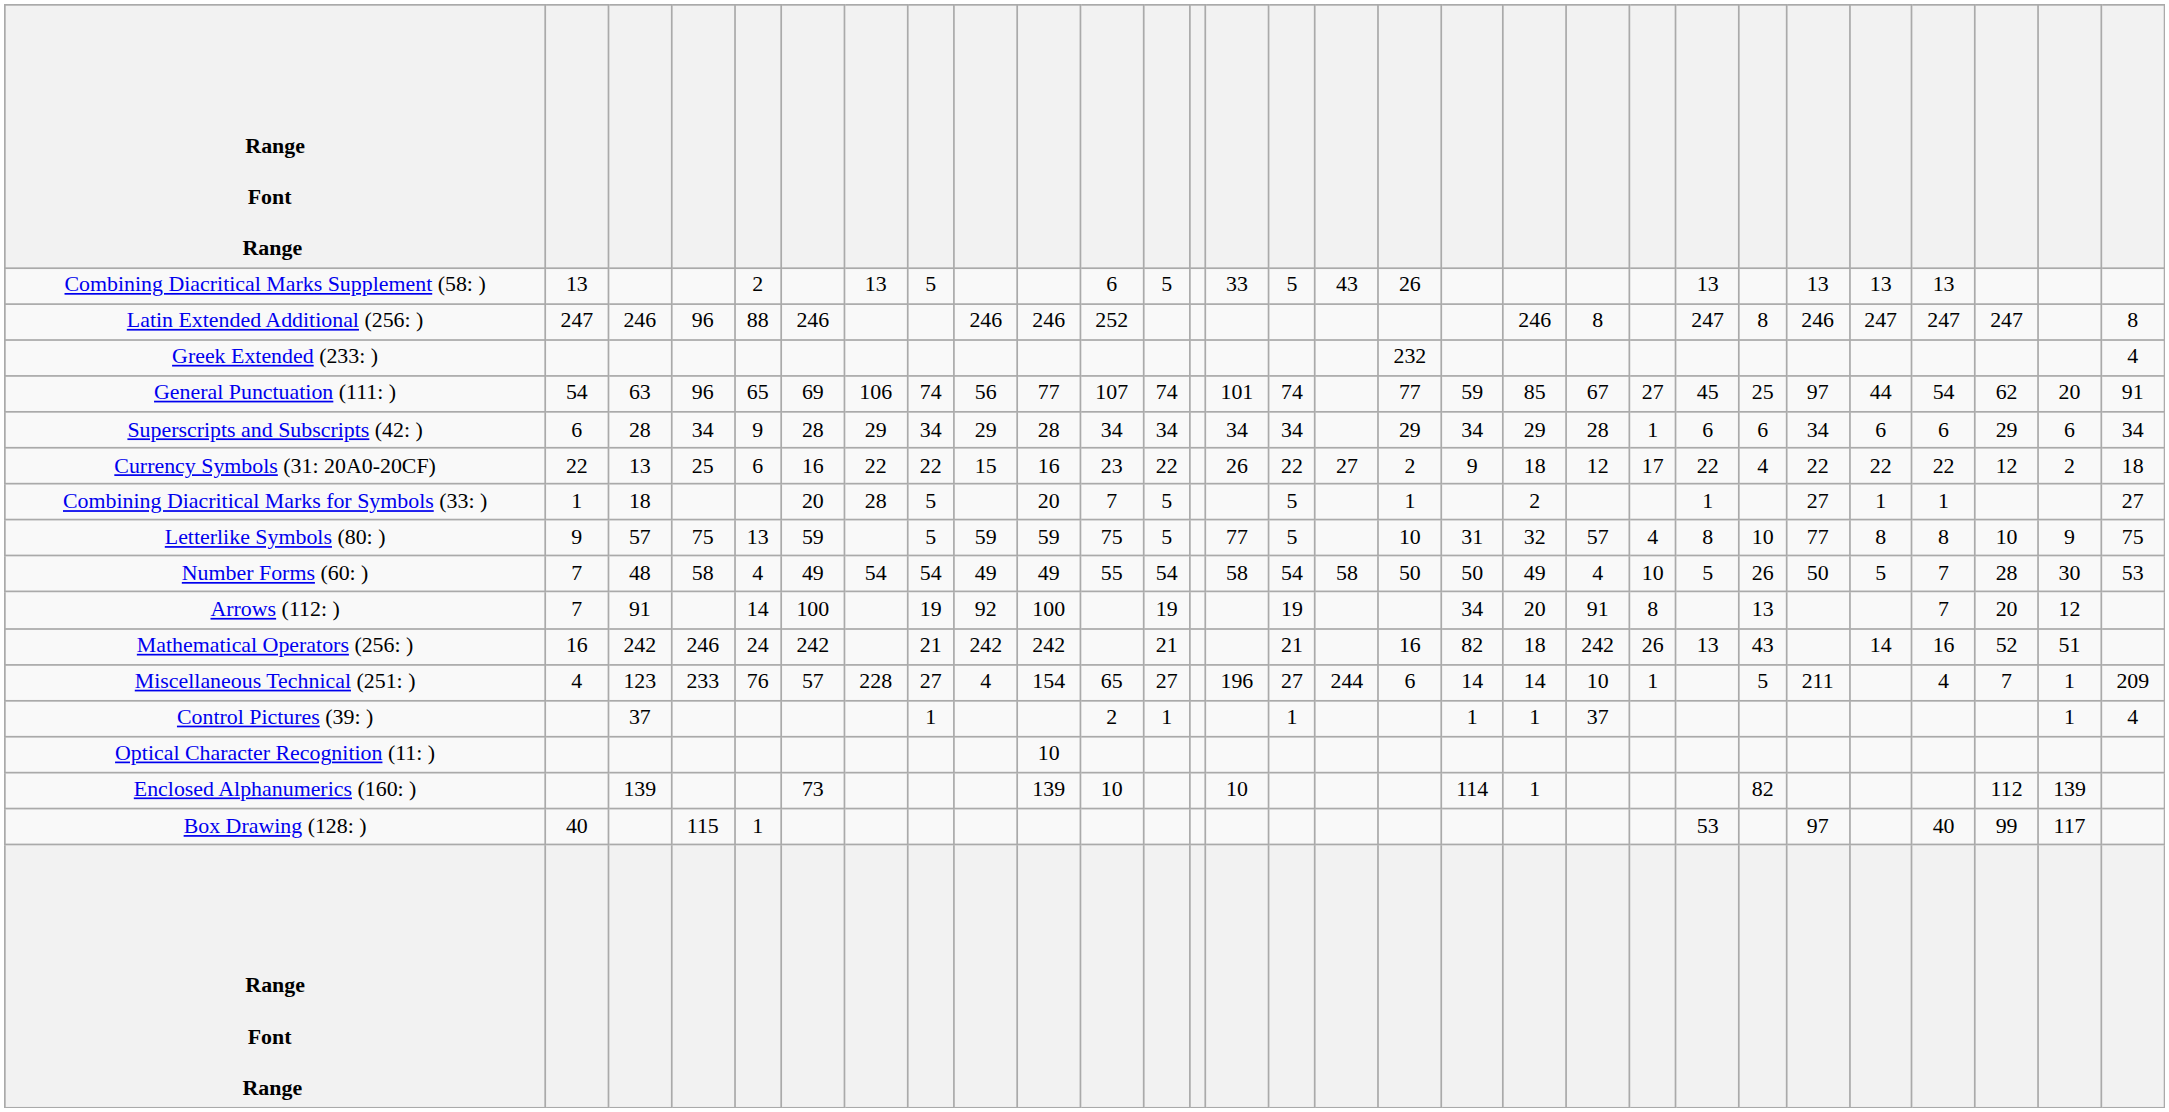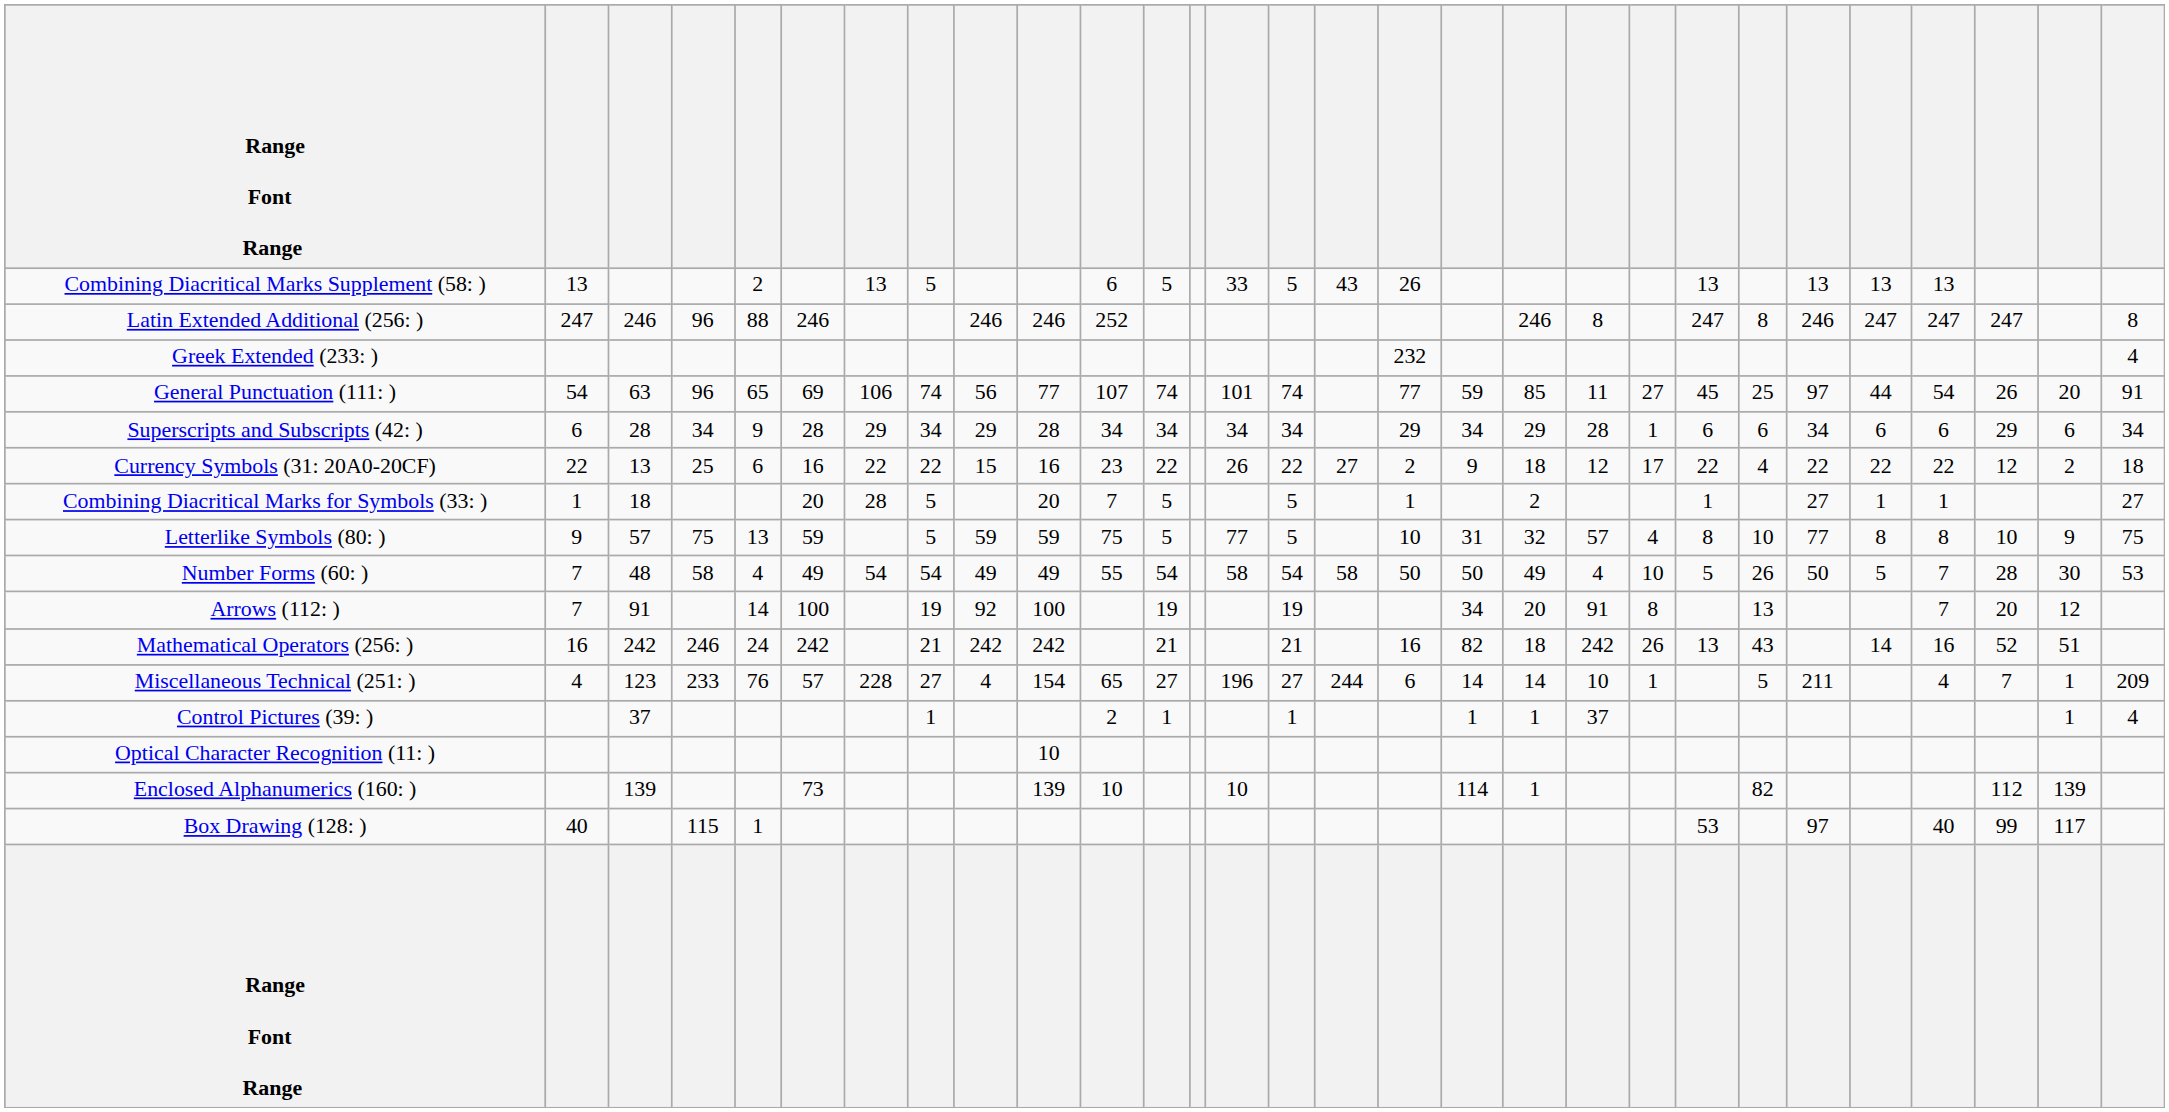(1598, 393) 67 -> (1598, 393) 11
(2007, 393) 62 -> (2007, 393) 26
